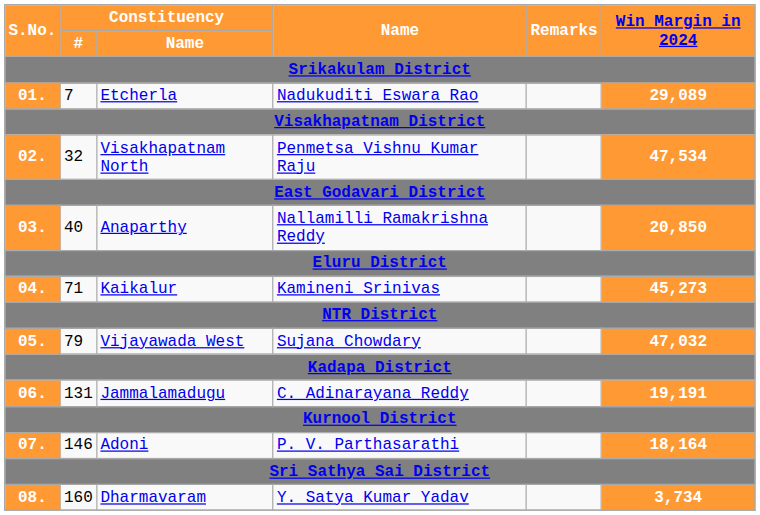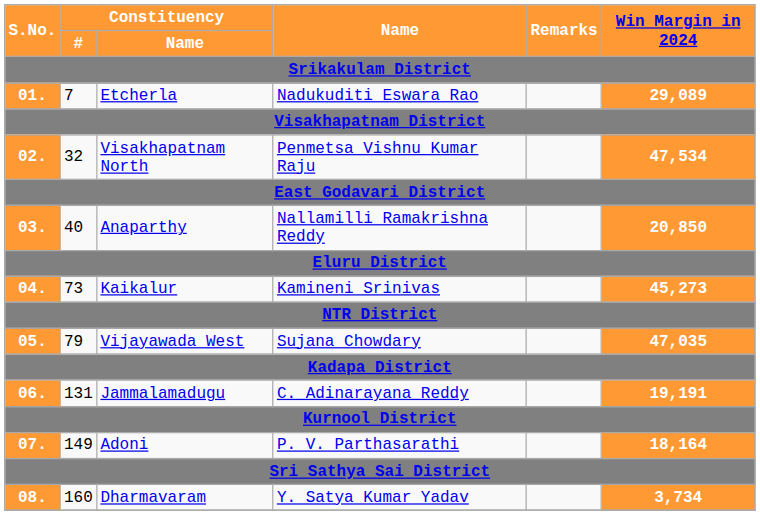(74, 289) 71 -> (74, 289) 73
(678, 341) 47,032 -> (678, 341) 47,035
(78, 445) 146 -> (78, 445) 149
